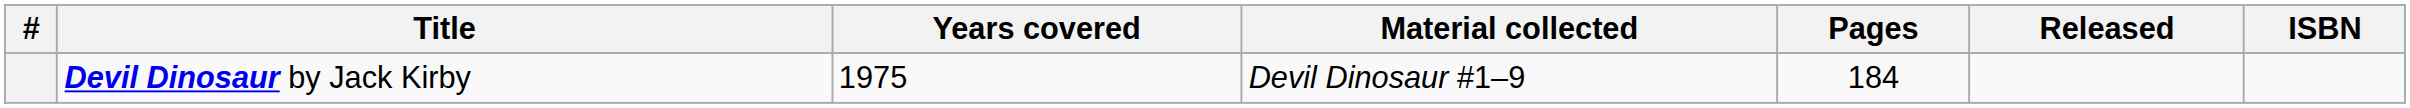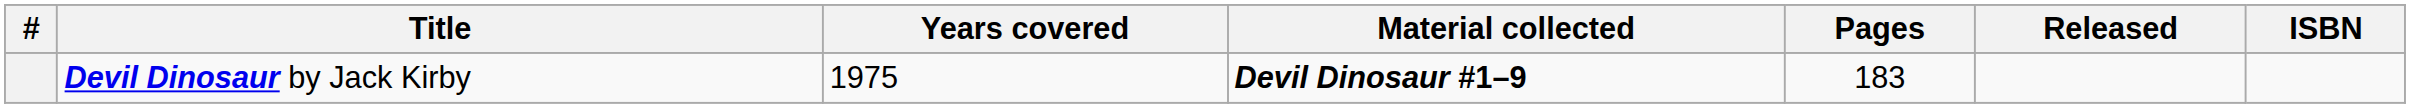(1387, 77) normal -> (1381, 77) bold
(1873, 77) 184 -> (1880, 77) 183
